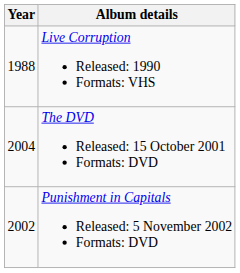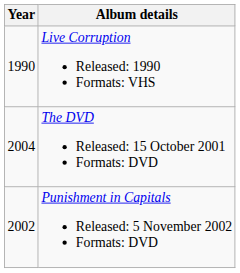(21, 66) 1988 -> (21, 66) 1990
